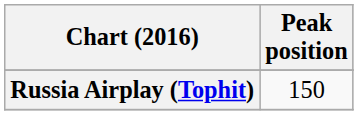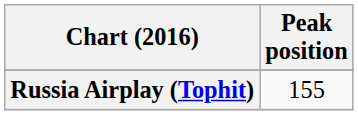(307, 89) 150 -> (307, 89) 155
